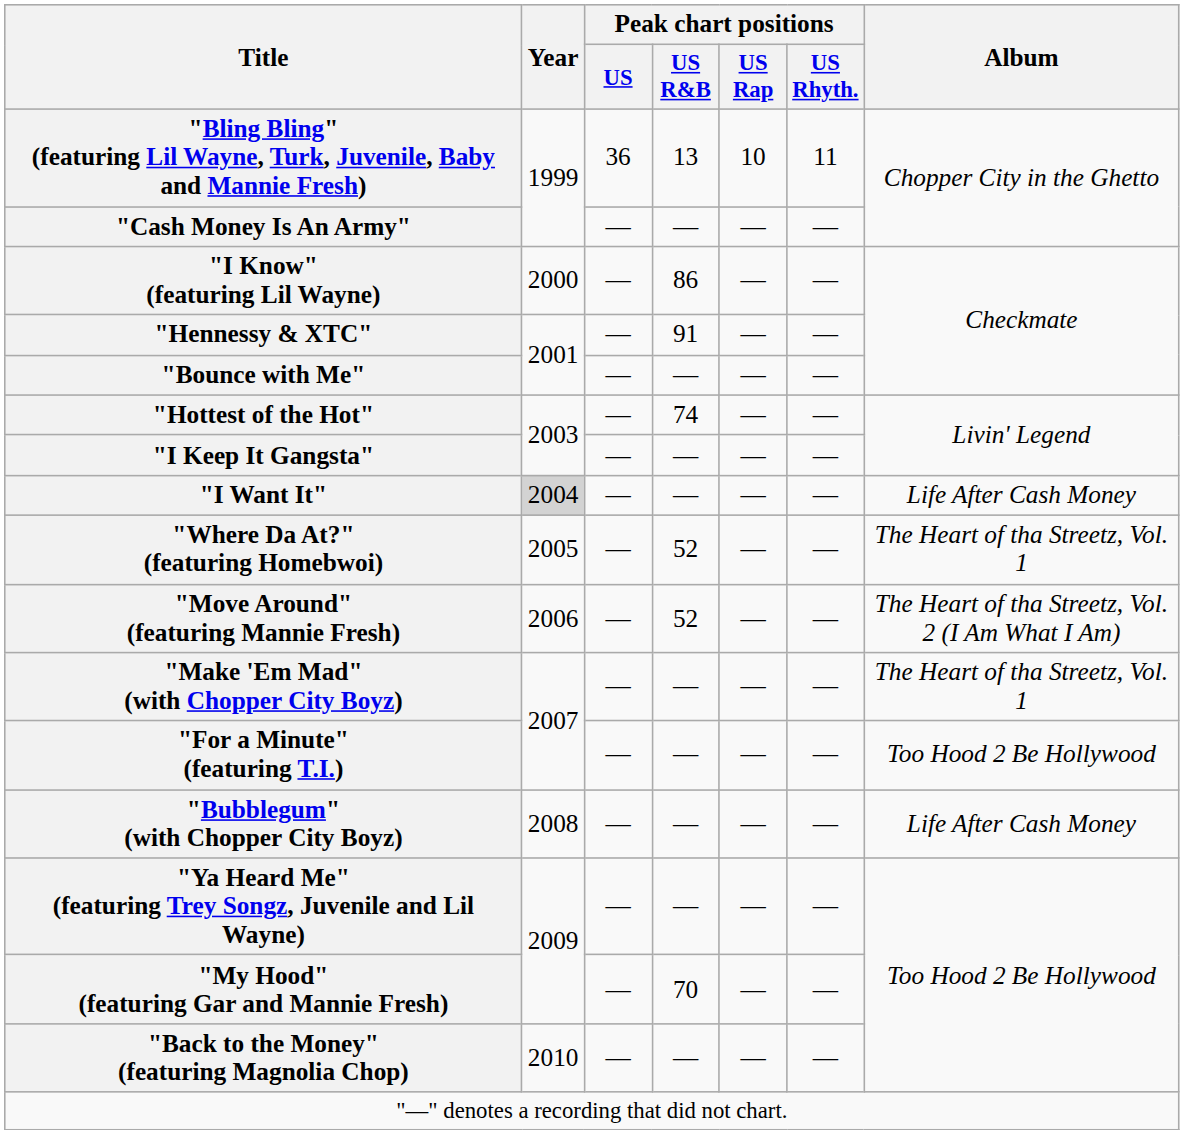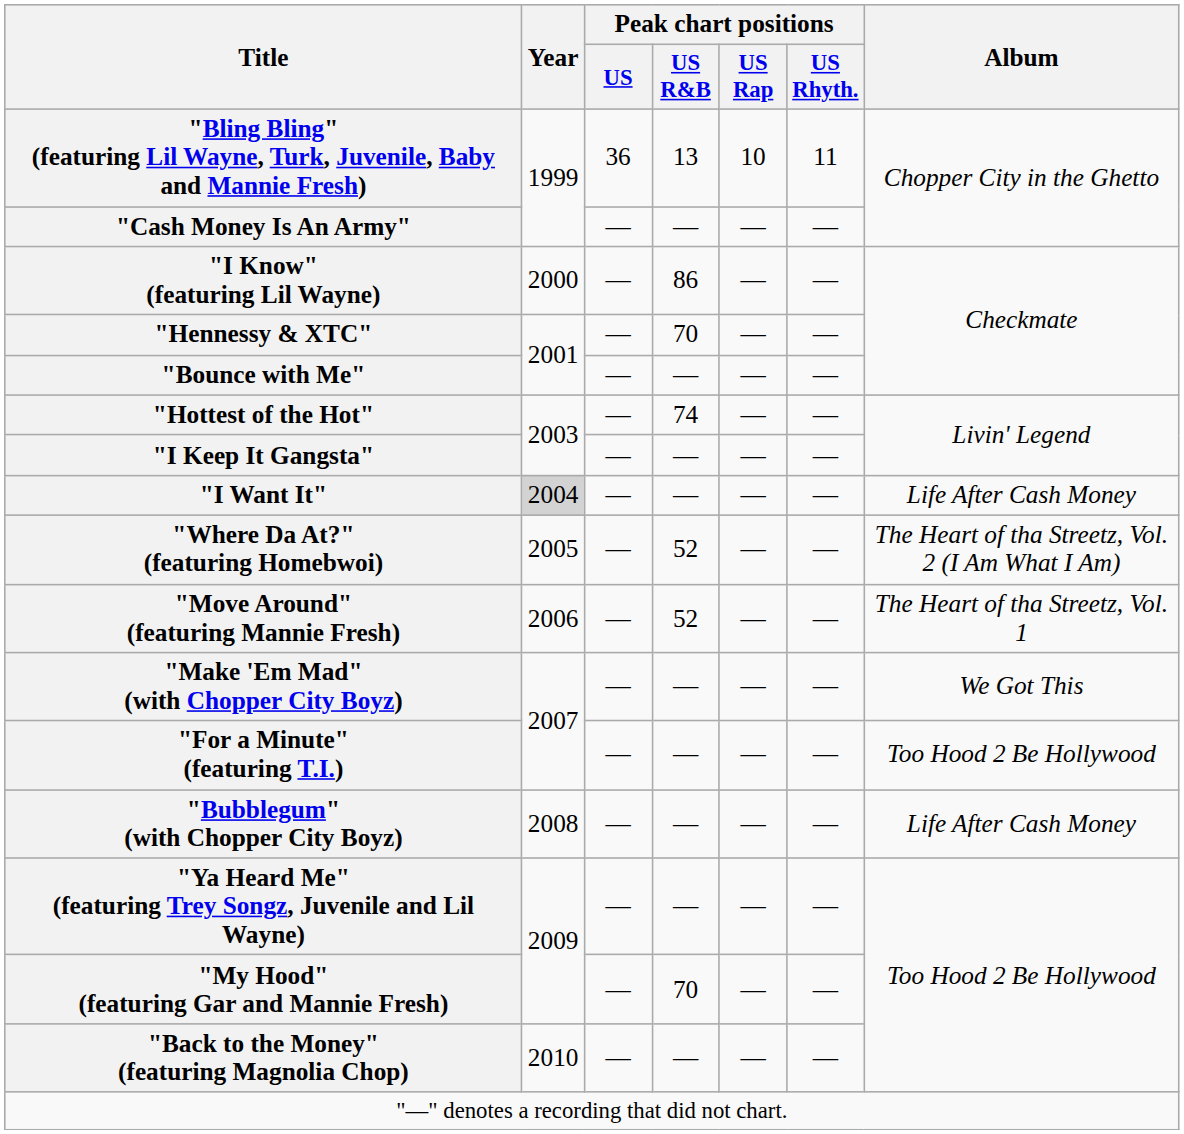(686, 334) 91 -> (686, 334) 70
(1021, 549) The Heart of tha Streetz, Vol. 1 -> (1021, 549) The Heart of tha Streetz, Vol. 2 (I Am What I Am)
(1021, 617) The Heart of tha Streetz, Vol. 2 (I Am What I Am) -> (1021, 617) The Heart of tha Streetz, Vol. 1
(1021, 686) The Heart of tha Streetz, Vol. 1 -> (1021, 686) We Got This
